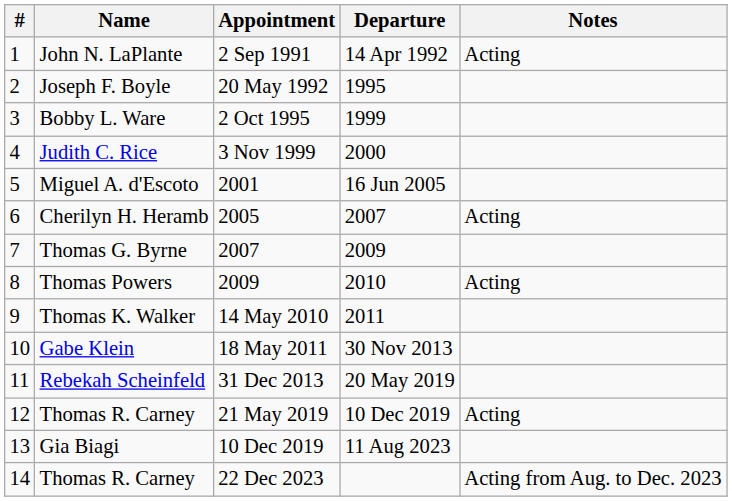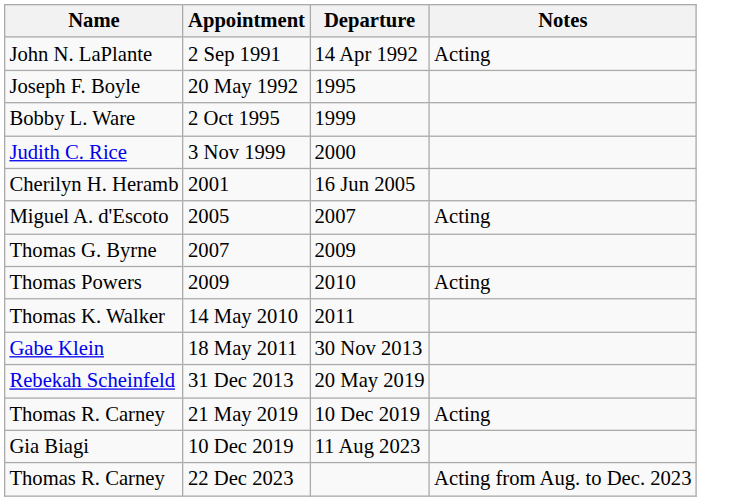- column: (20, 20)
(119, 184) Miguel A. d'Escoto -> (94, 184) Cherilyn H. Heramb
(124, 217) Cherilyn H. Heramb -> (89, 217) Miguel A. d'Escoto
